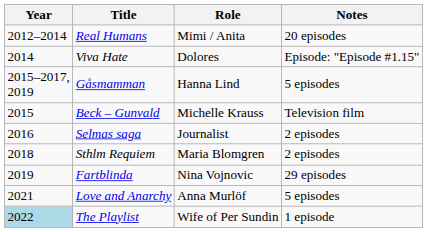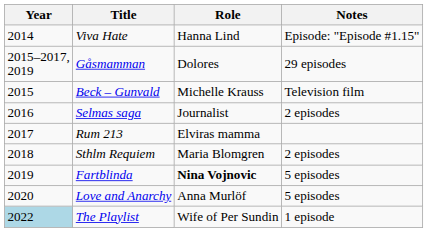- row: (111, 35)
(198, 56) Dolores -> (208, 35) Hanna Lind
(208, 84) Hanna Lind -> (198, 63) Dolores
(312, 84) 5 episodes -> (315, 63) 29 episodes
+ row: (99, 133)
(215, 175) normal -> (217, 175) bold
(315, 175) 29 episodes -> (312, 175) 5 episodes
(21, 196) 2021 -> (21, 196) 2020
